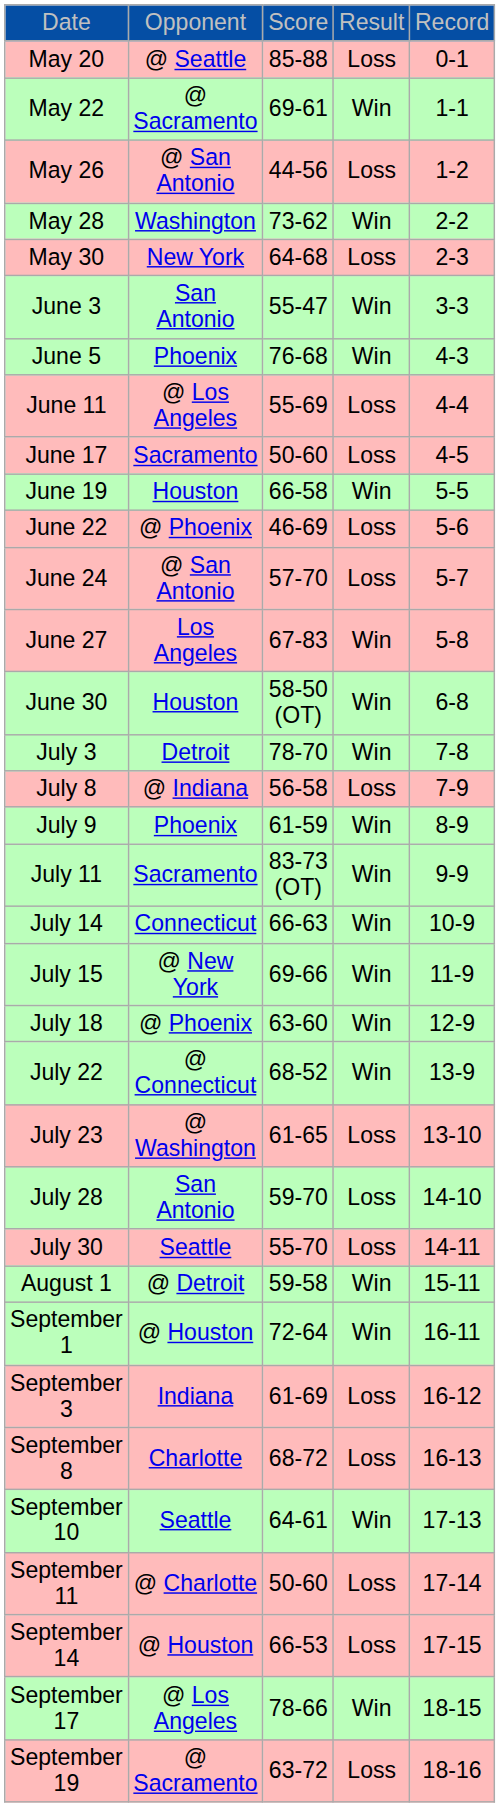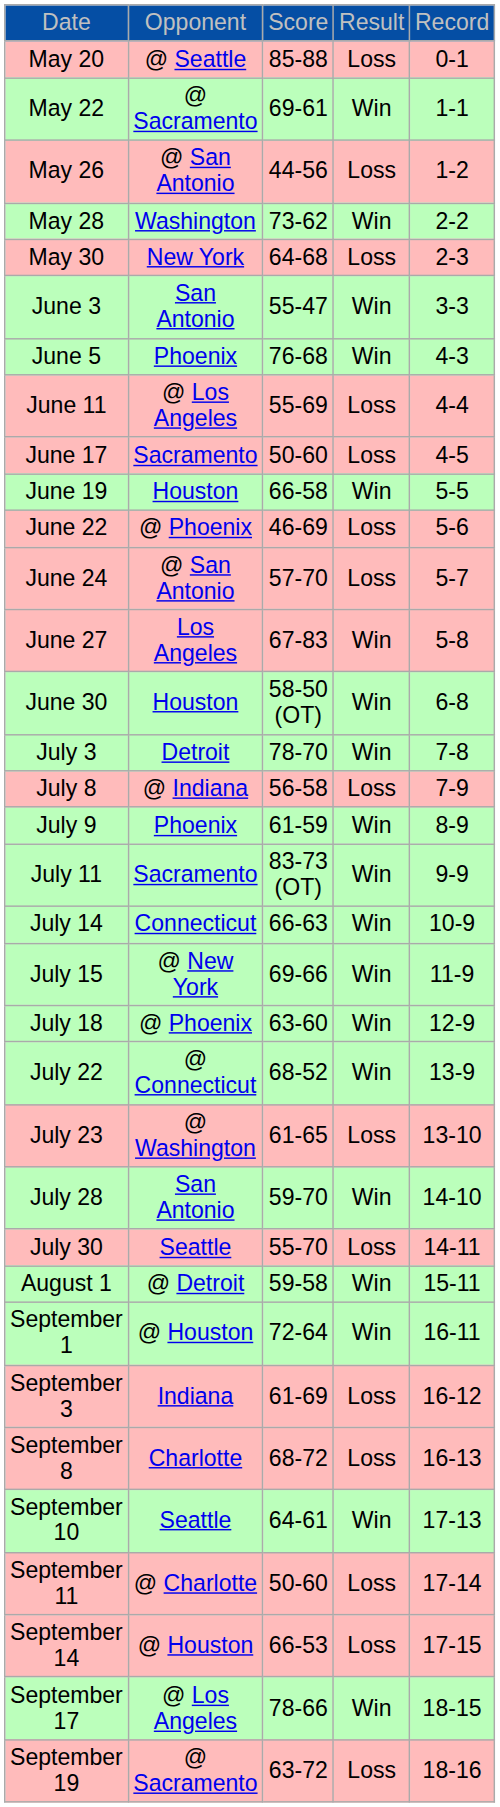(372, 1197) Loss -> (372, 1197) Win
